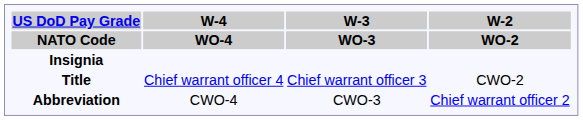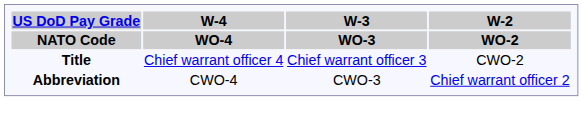- row: (76, 60)
